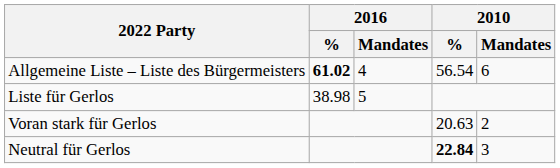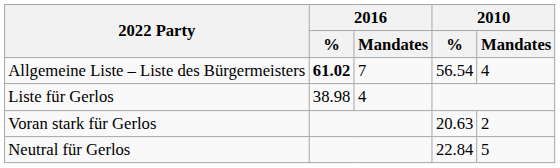(362, 70) 4 -> (362, 70) 7
(485, 70) 6 -> (485, 70) 4
(362, 96) 5 -> (362, 96) 4
(455, 149) bold -> (455, 149) normal
(485, 149) 3 -> (485, 149) 5
